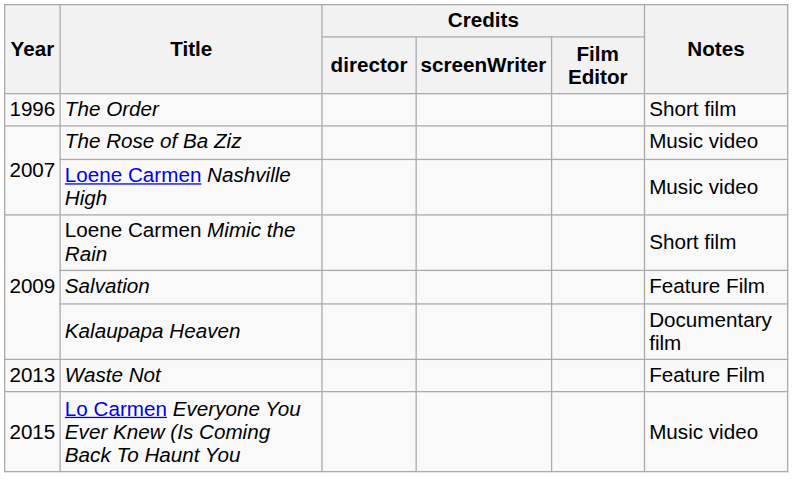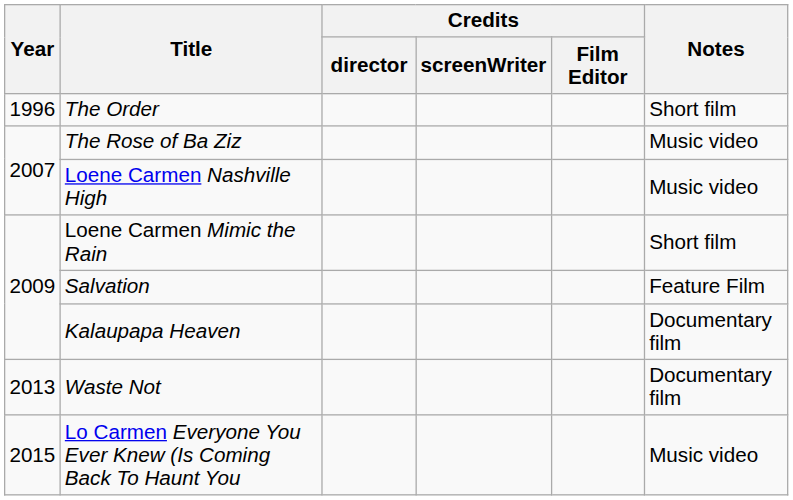(707, 375) Feature Film -> (711, 387) Documentary film
